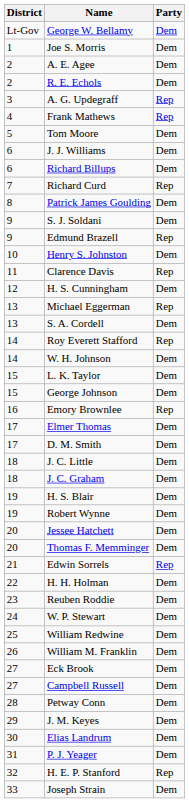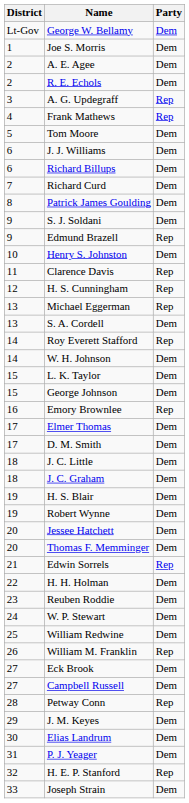(165, 185) Rep -> (166, 185) Dem
(166, 289) Dem -> (165, 289) Rep
(166, 651) Dem -> (165, 651) Rep
(166, 703) Dem -> (165, 703) Rep
